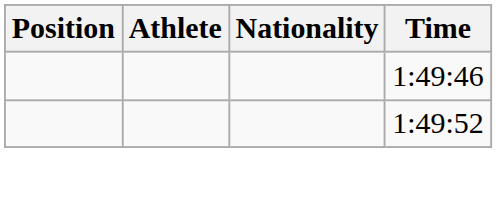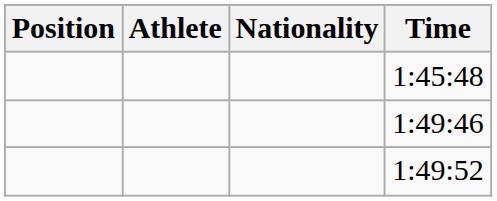+ row: (438, 75)
